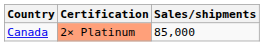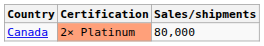(175, 32) 85,000 -> (175, 32) 80,000
